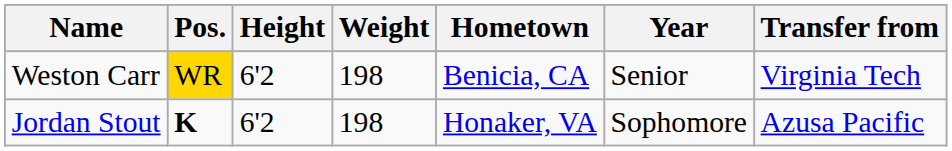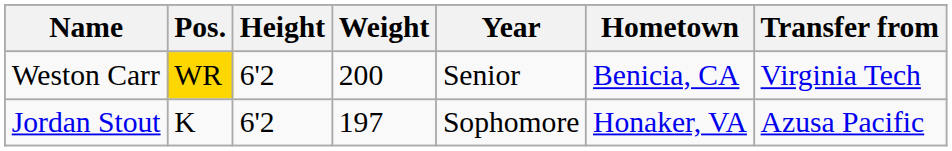columns swapped: (679, 27) <-> (520, 27)
(361, 74) 198 -> (361, 74) 200
(186, 121) bold -> (185, 121) normal
(361, 121) 198 -> (361, 121) 197
